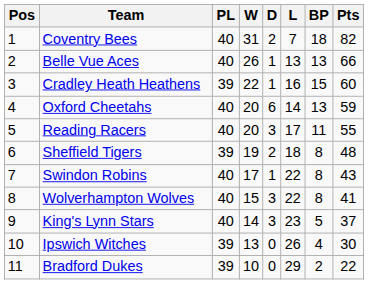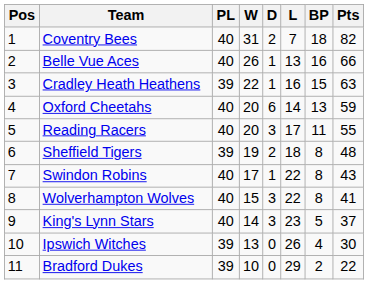(319, 61) 13 -> (319, 61) 16
(348, 84) 60 -> (348, 84) 63
